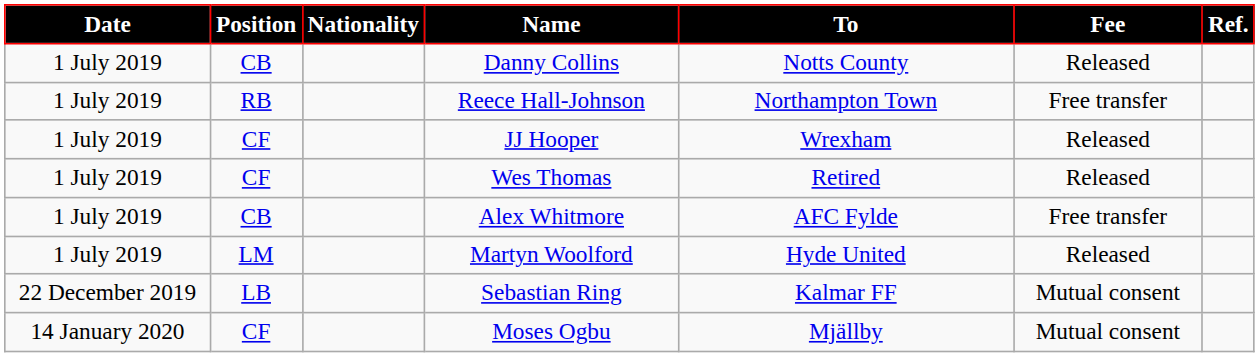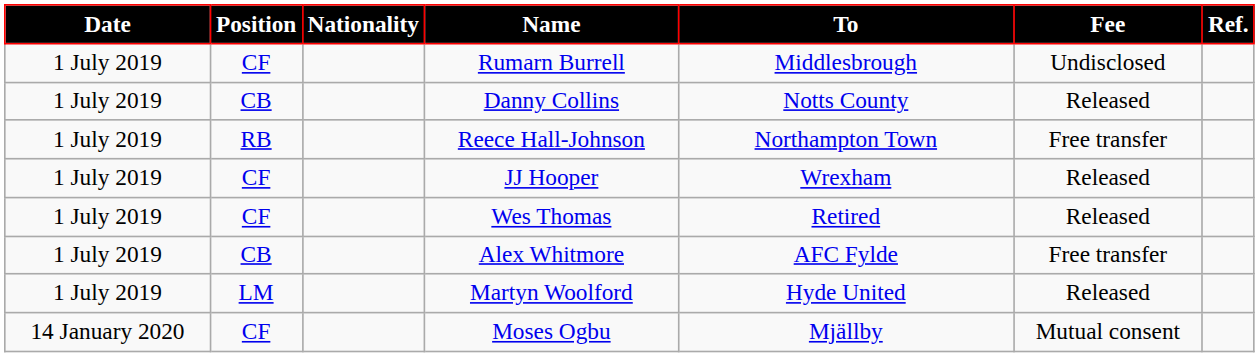+ row: (551, 62)
- row: (551, 293)
